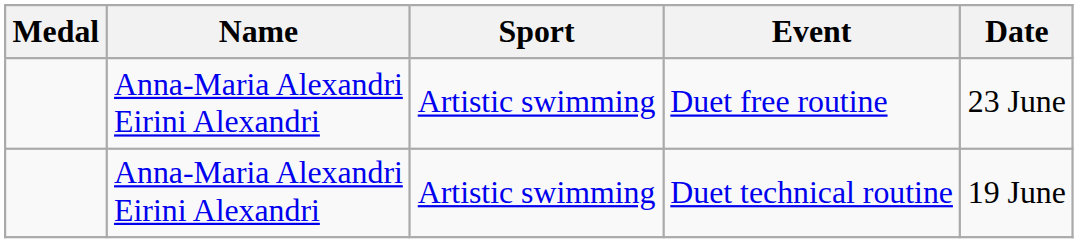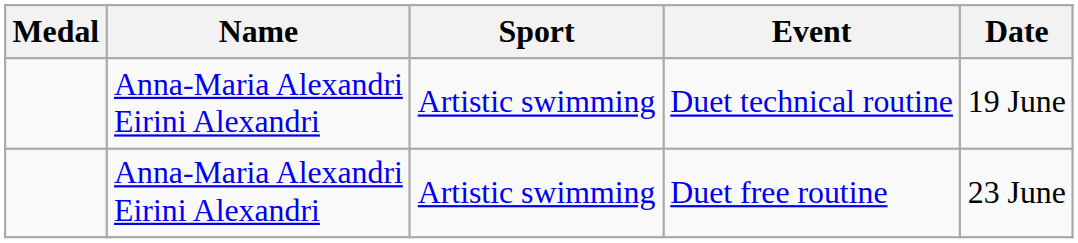rows swapped: (812, 192) <-> (779, 102)
